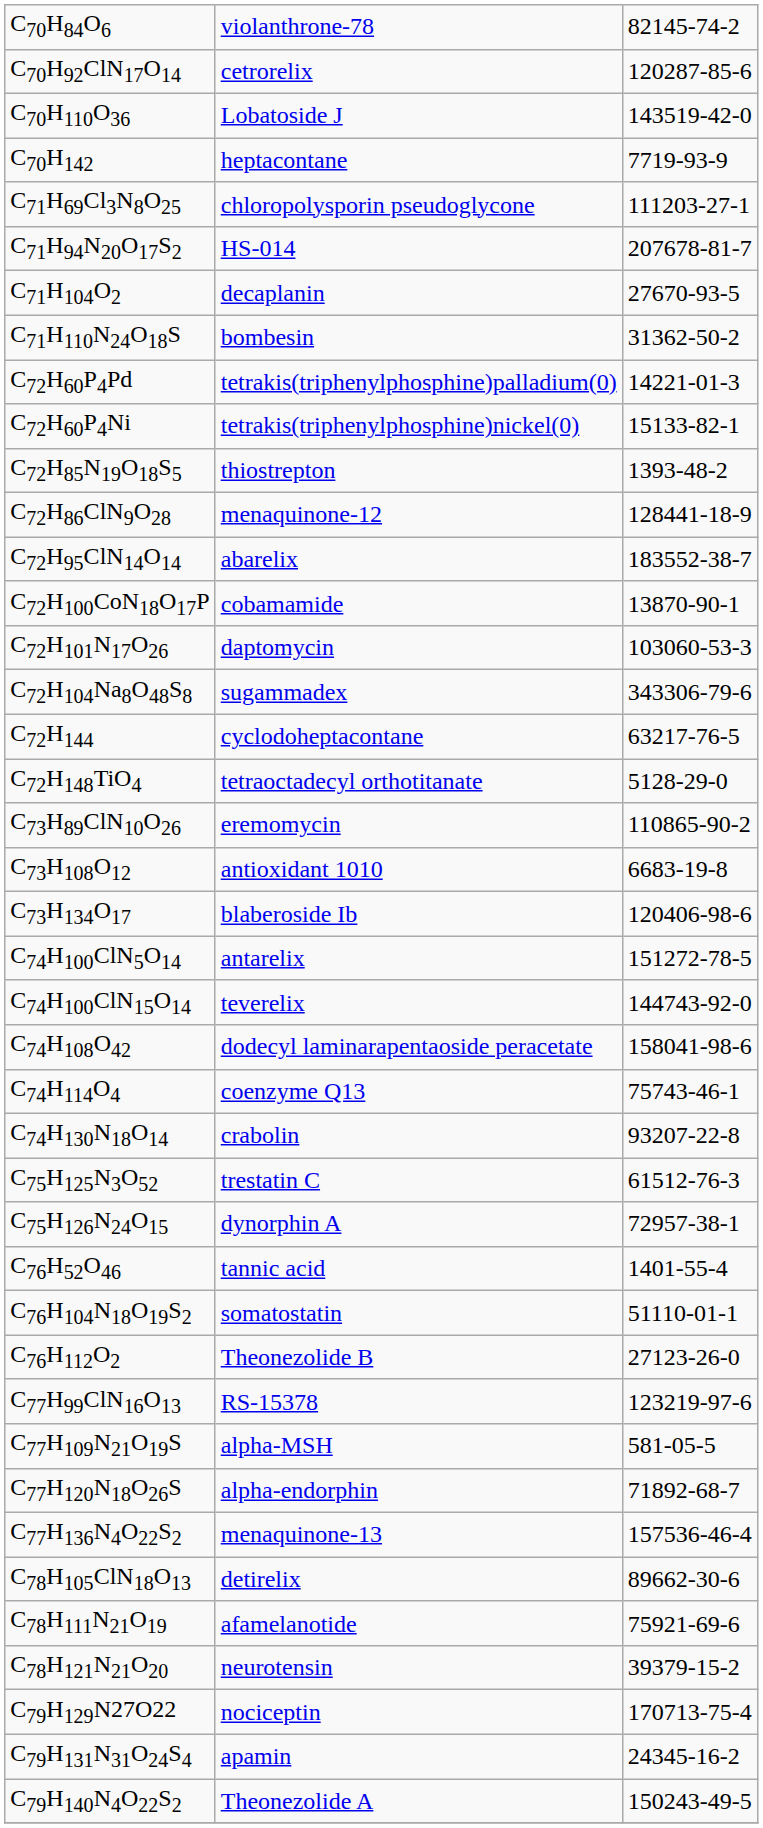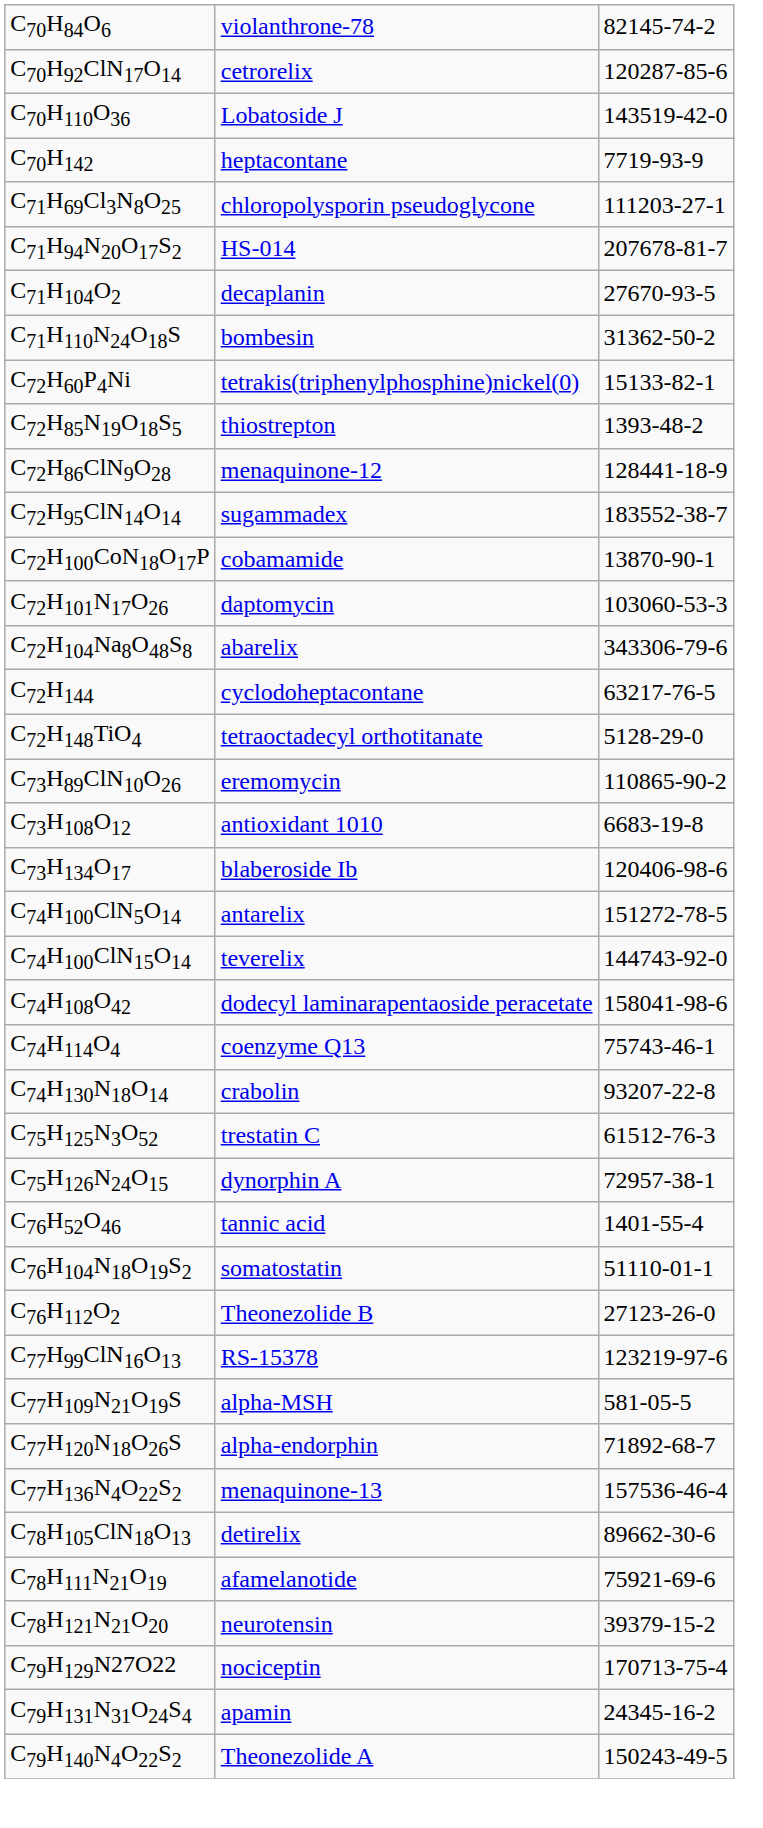- row: (71, 381)
(259, 558) abarelix -> (284, 514) sugammadex
(284, 691) sugammadex -> (259, 647) abarelix
